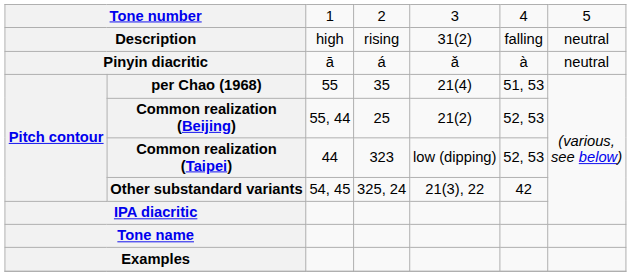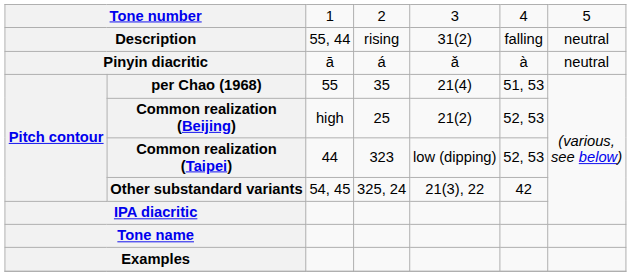(330, 39) high -> (330, 39) 55, 44
(330, 117) 55, 44 -> (330, 117) high
